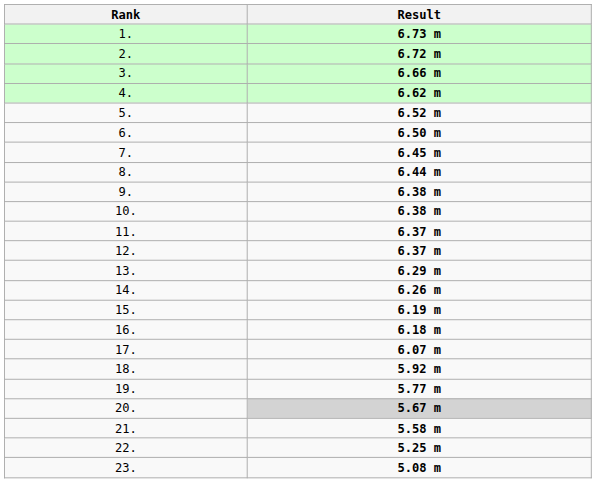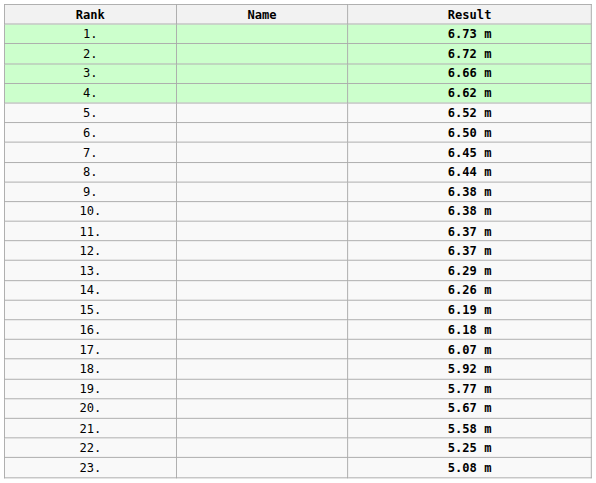+ column: (262, 14)
(419, 408) lightgrey background -> (470, 408) no background
